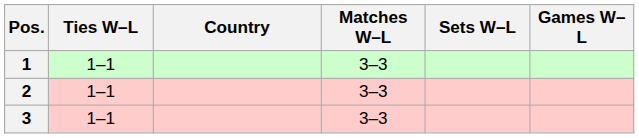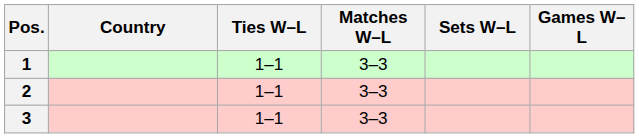columns swapped: (237, 27) <-> (101, 27)
